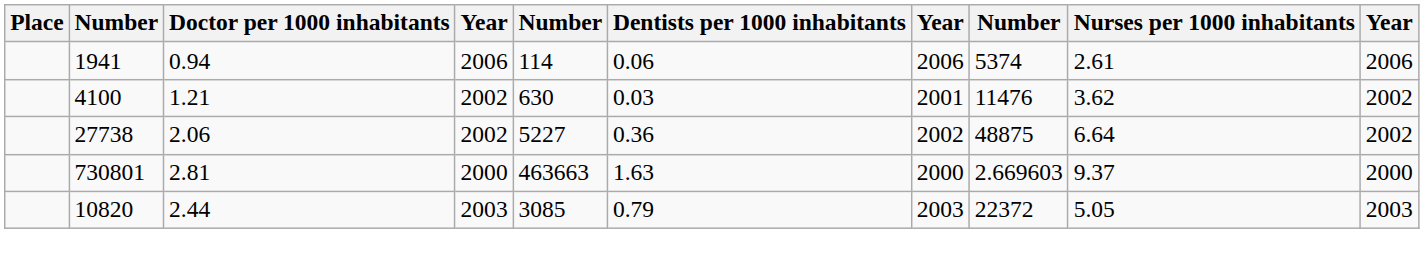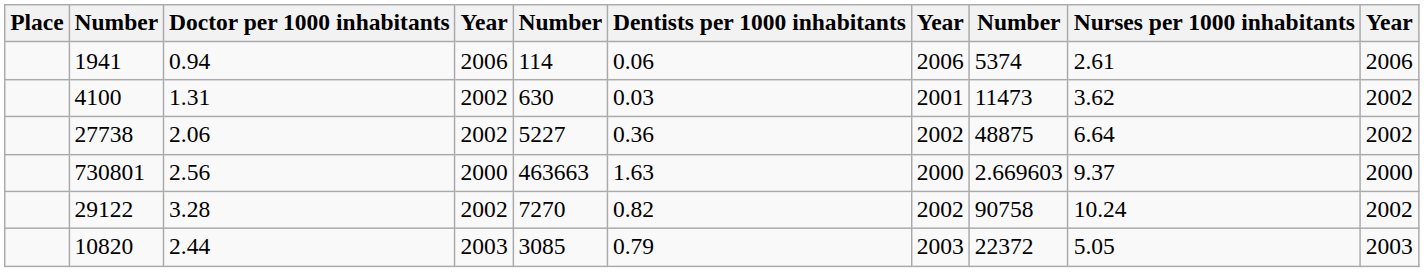(190, 97) 1.21 -> (190, 97) 1.31
(1004, 97) 11476 -> (1004, 97) 11473
(190, 172) 2.81 -> (190, 172) 2.56
+ row: (104, 209)
